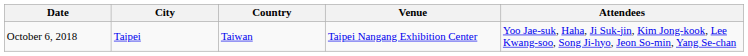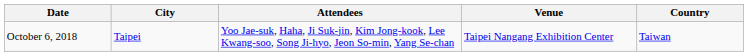columns swapped: (272, 13) <-> (622, 13)
